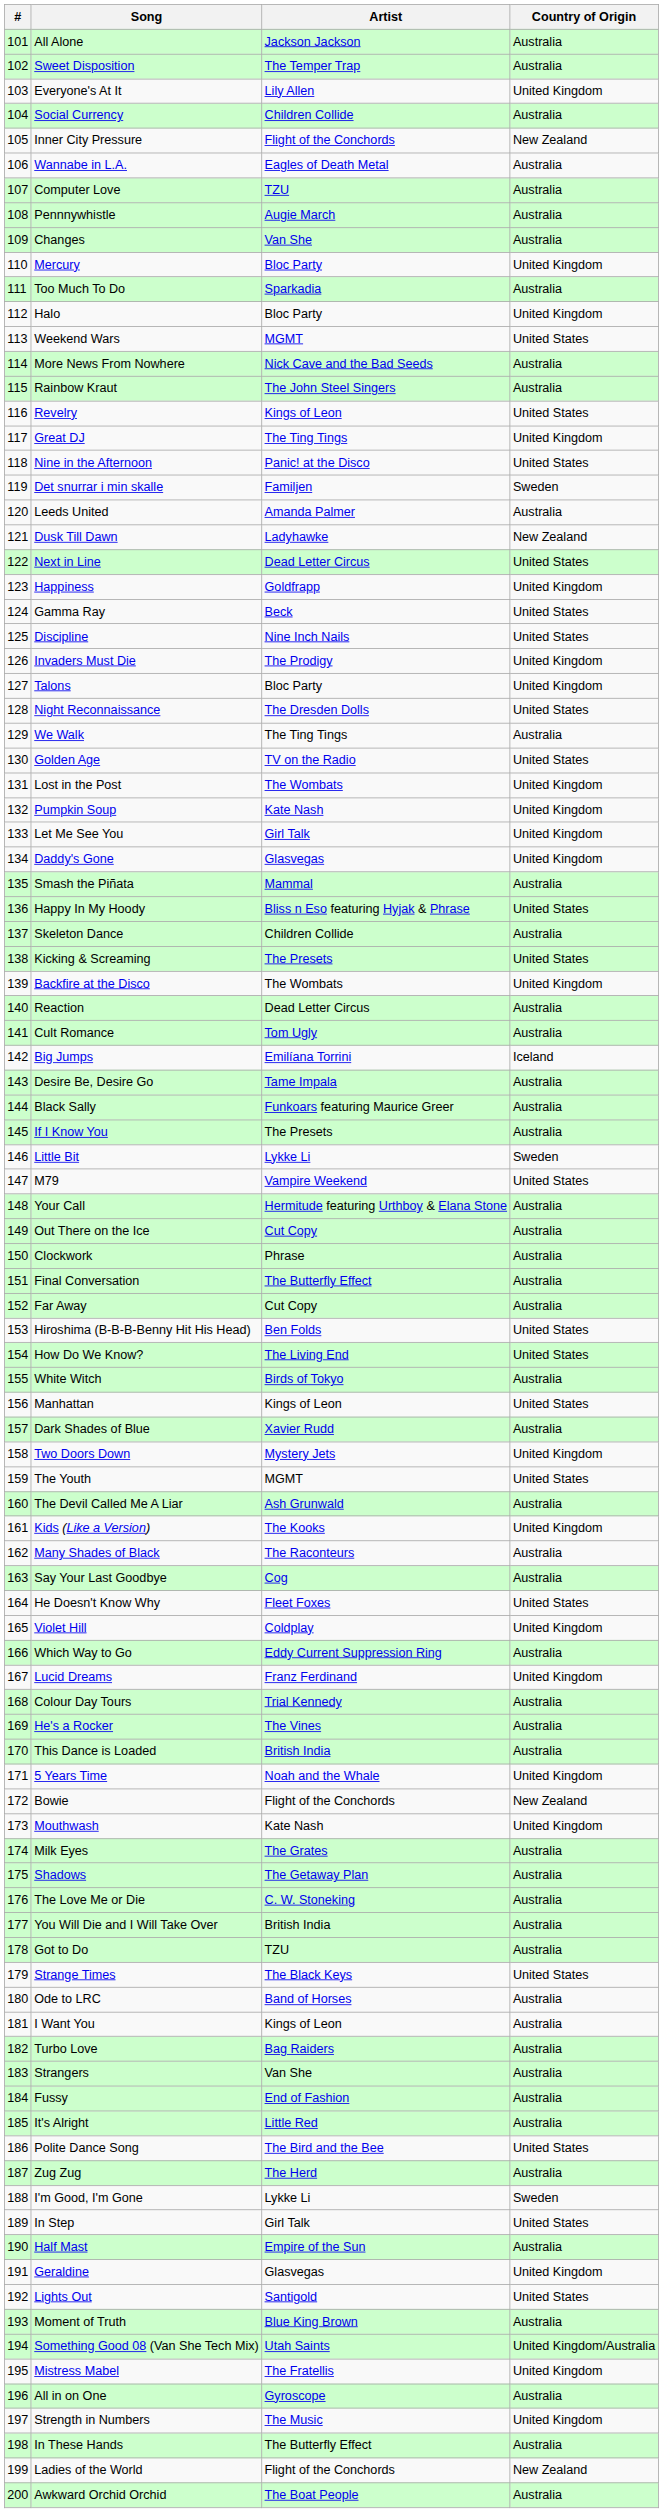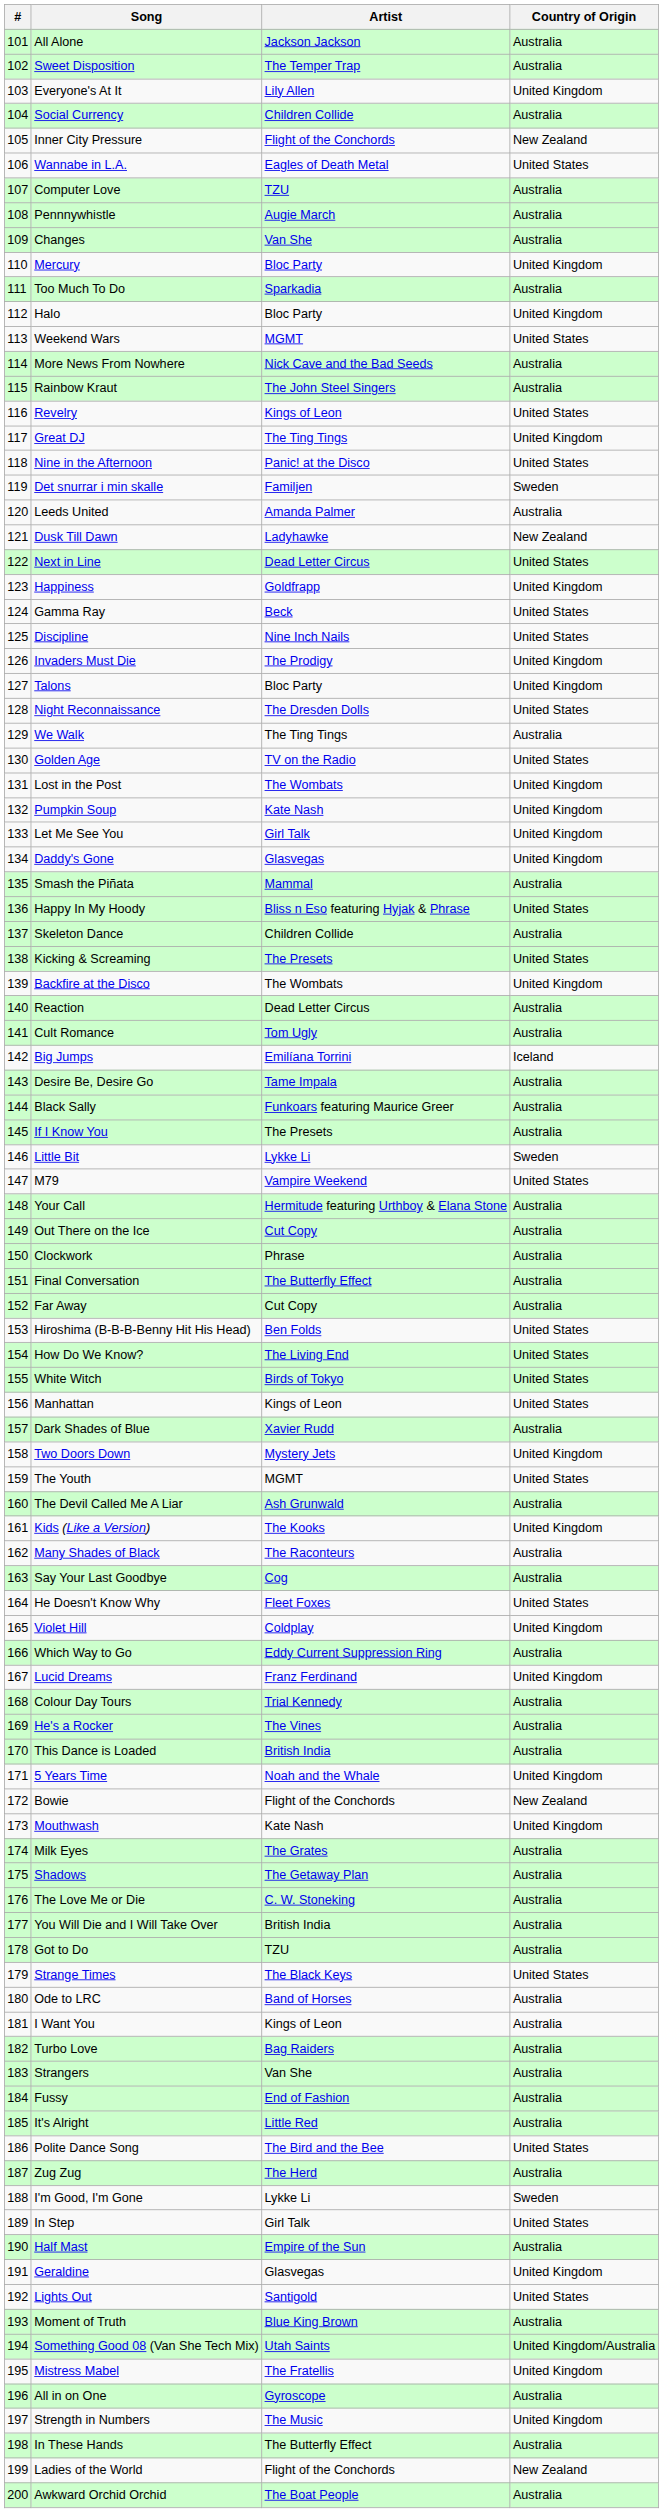(537, 165) Australia -> (551, 165) United States
(537, 1379) Australia -> (551, 1379) United States
